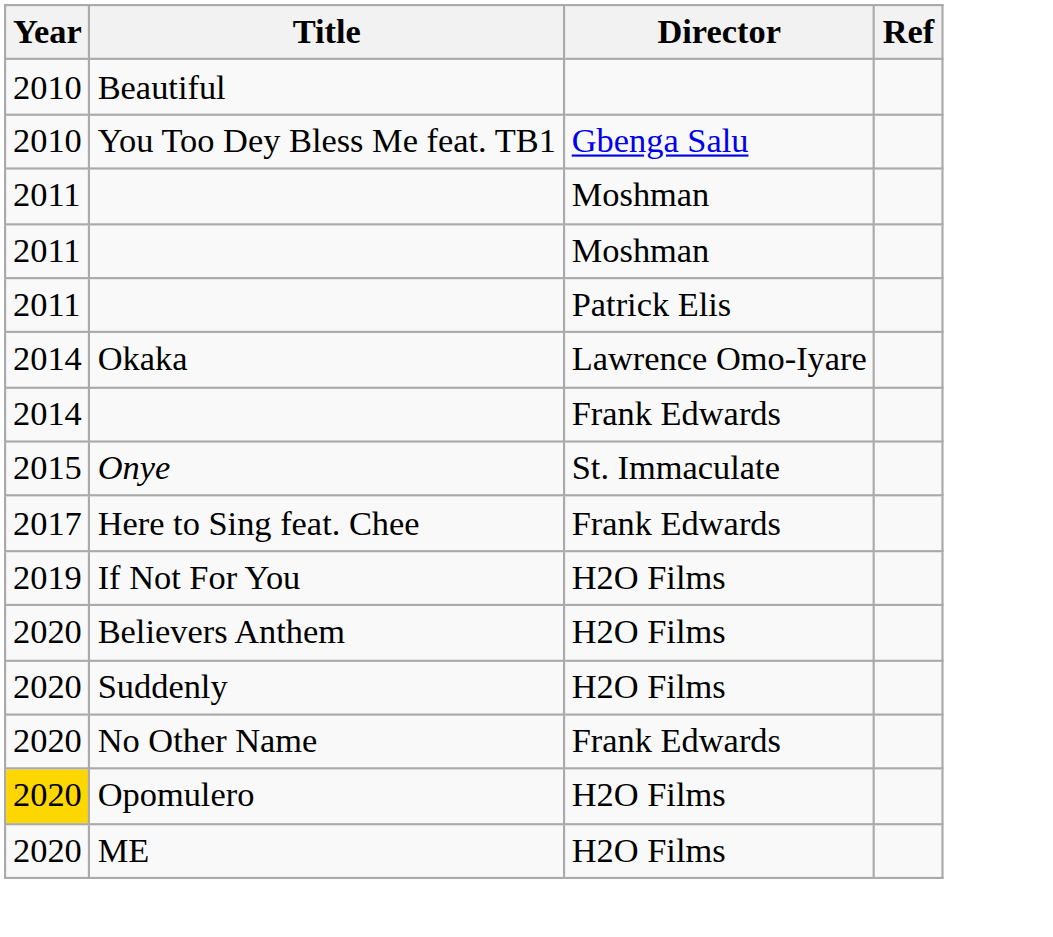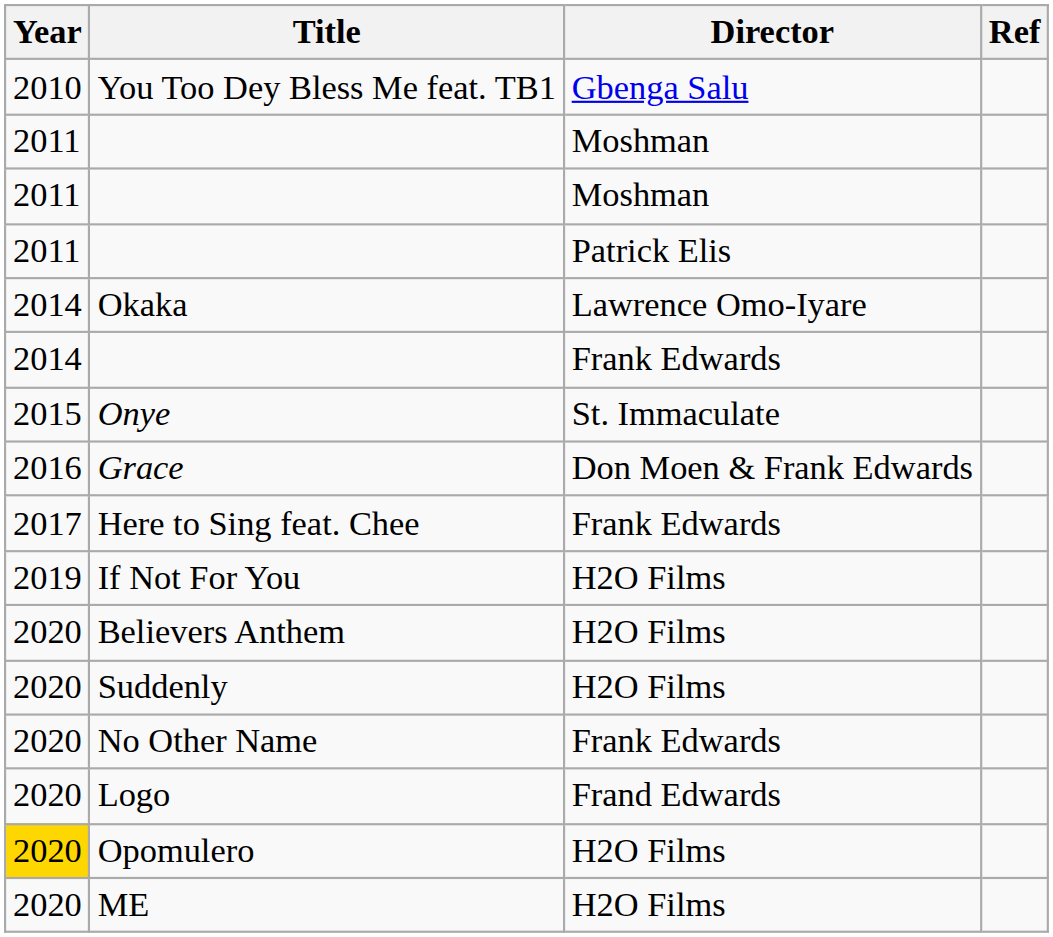- row: (162, 86)
+ row: (141, 468)
+ row: (134, 795)
